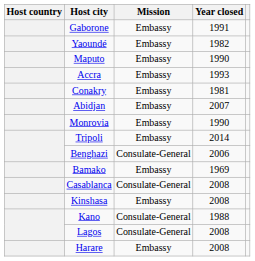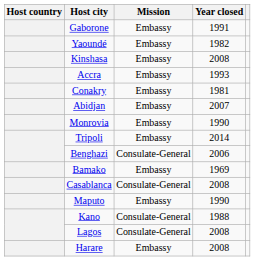rows swapped: (89, 201) <-> (89, 59)
